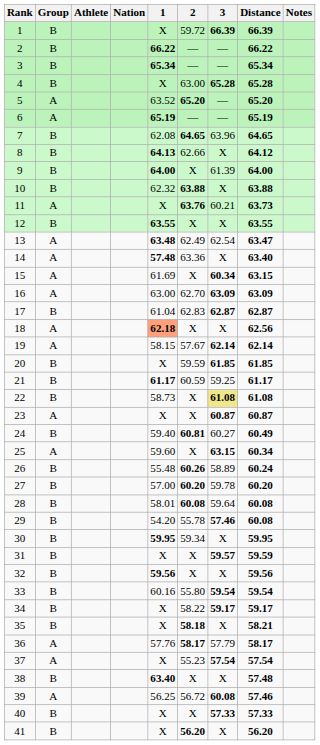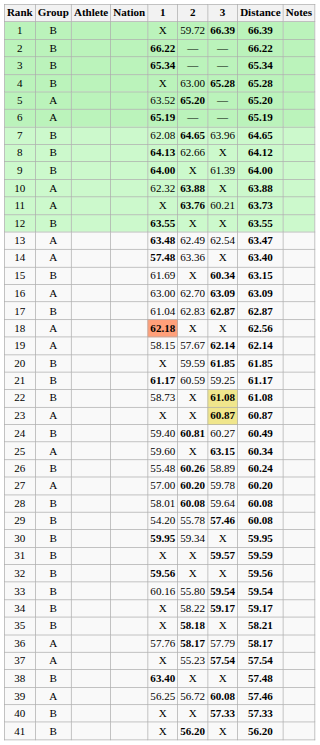(53, 188) B -> (53, 188) A
(53, 275) A -> (53, 275) B
(223, 415) no background -> (223, 415) khaki background
(53, 485) B -> (53, 485) A
